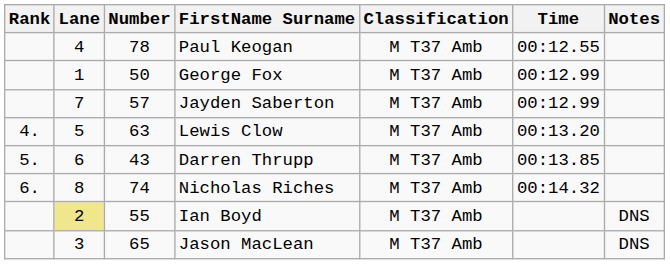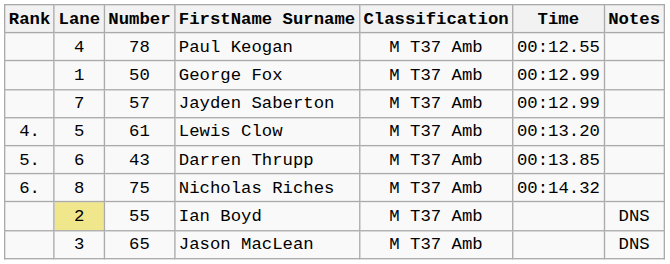(139, 131) 63 -> (139, 131) 61
(139, 188) 74 -> (139, 188) 75
